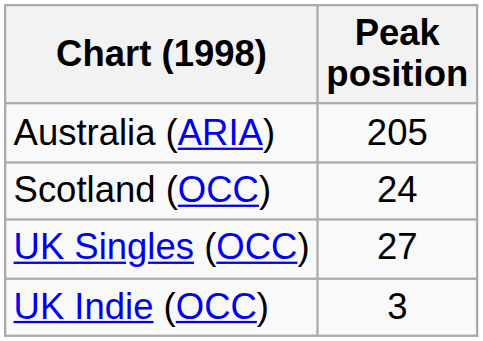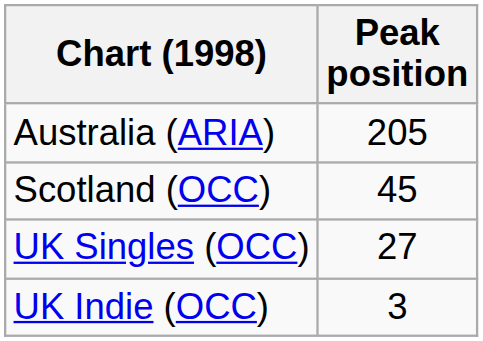(397, 190) 24 -> (397, 190) 45
